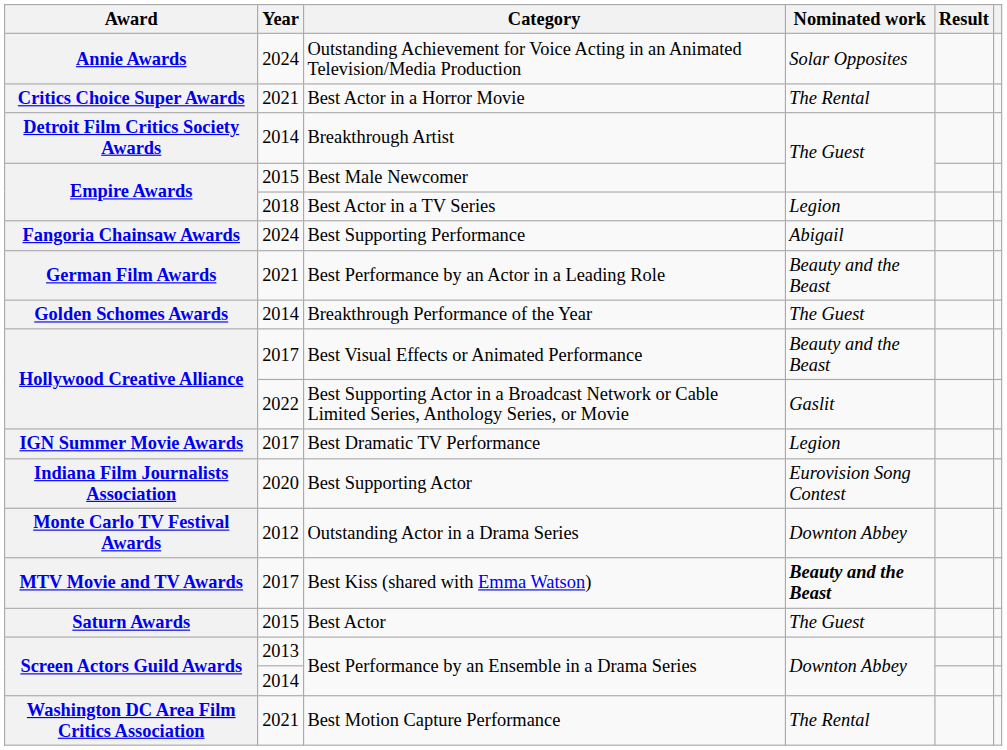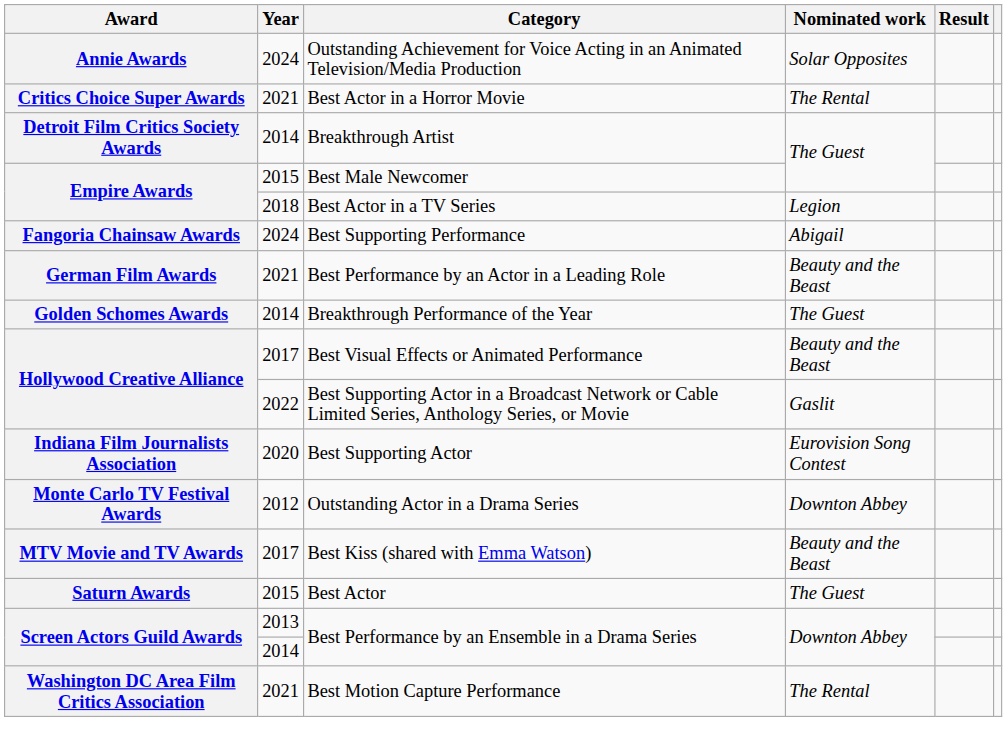- row: (281, 443)
(847, 582) bold -> (845, 553) normal
